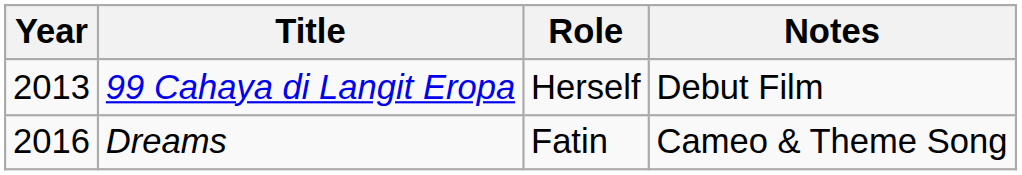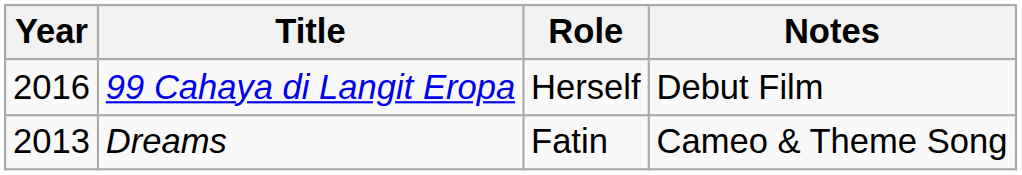(51, 86) 2013 -> (51, 86) 2016
(51, 141) 2016 -> (51, 141) 2013
